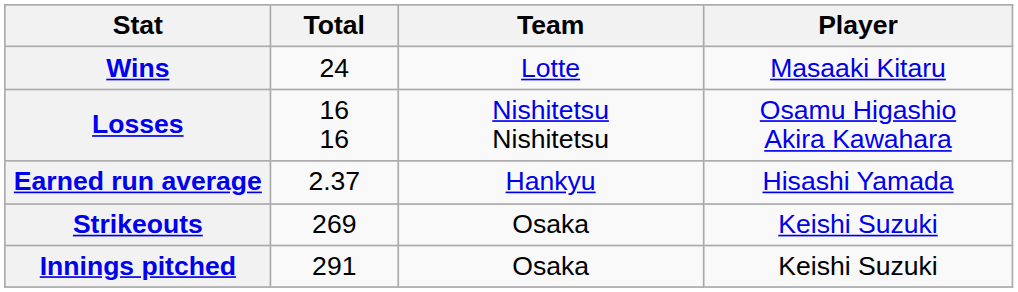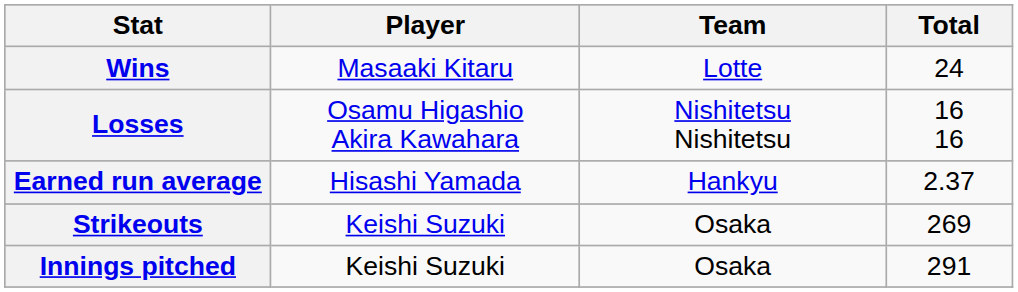columns swapped: (858, 25) <-> (334, 25)
